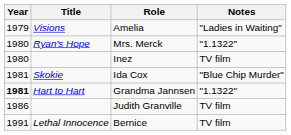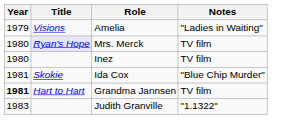(61, 43) no background -> (61, 43) lavender background
(218, 43) "1.1322" -> (196, 43) TV film
(218, 91) "1.1322" -> (196, 91) TV film
(18, 106) 1986 -> (18, 106) 1983
(215, 106) TV film -> (199, 106) "1.1322"
- row: (130, 122)
